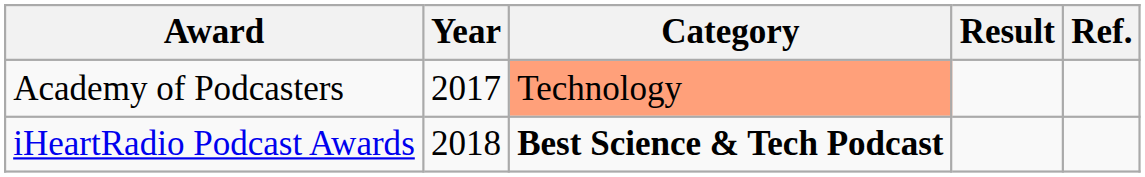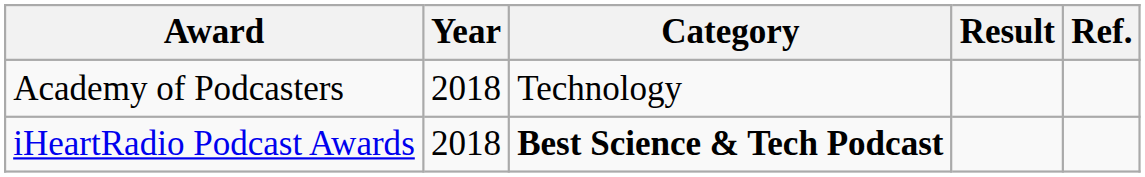(466, 87) 2017 -> (466, 87) 2018
(600, 87) lightsalmon background -> (600, 87) no background
